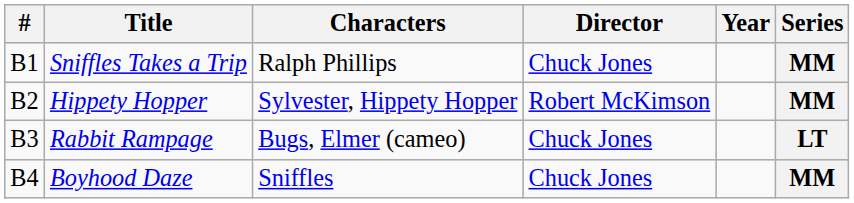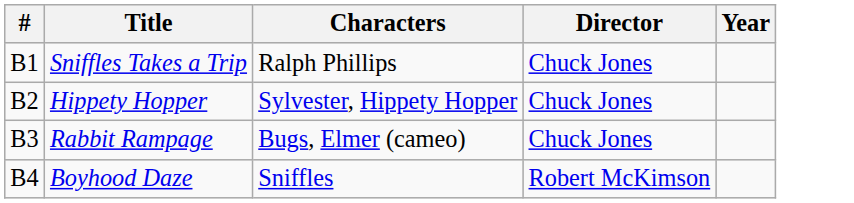- column: (812, 23)
(619, 100) Robert McKimson -> (590, 100) Chuck Jones
(590, 178) Chuck Jones -> (619, 178) Robert McKimson
